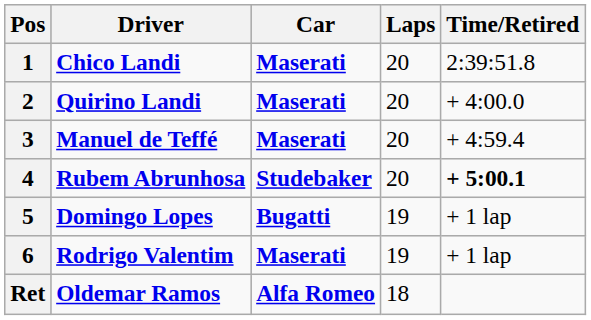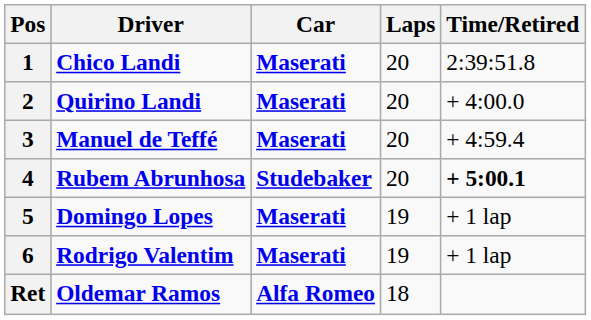(293, 216) Bugatti -> (301, 216) Maserati
